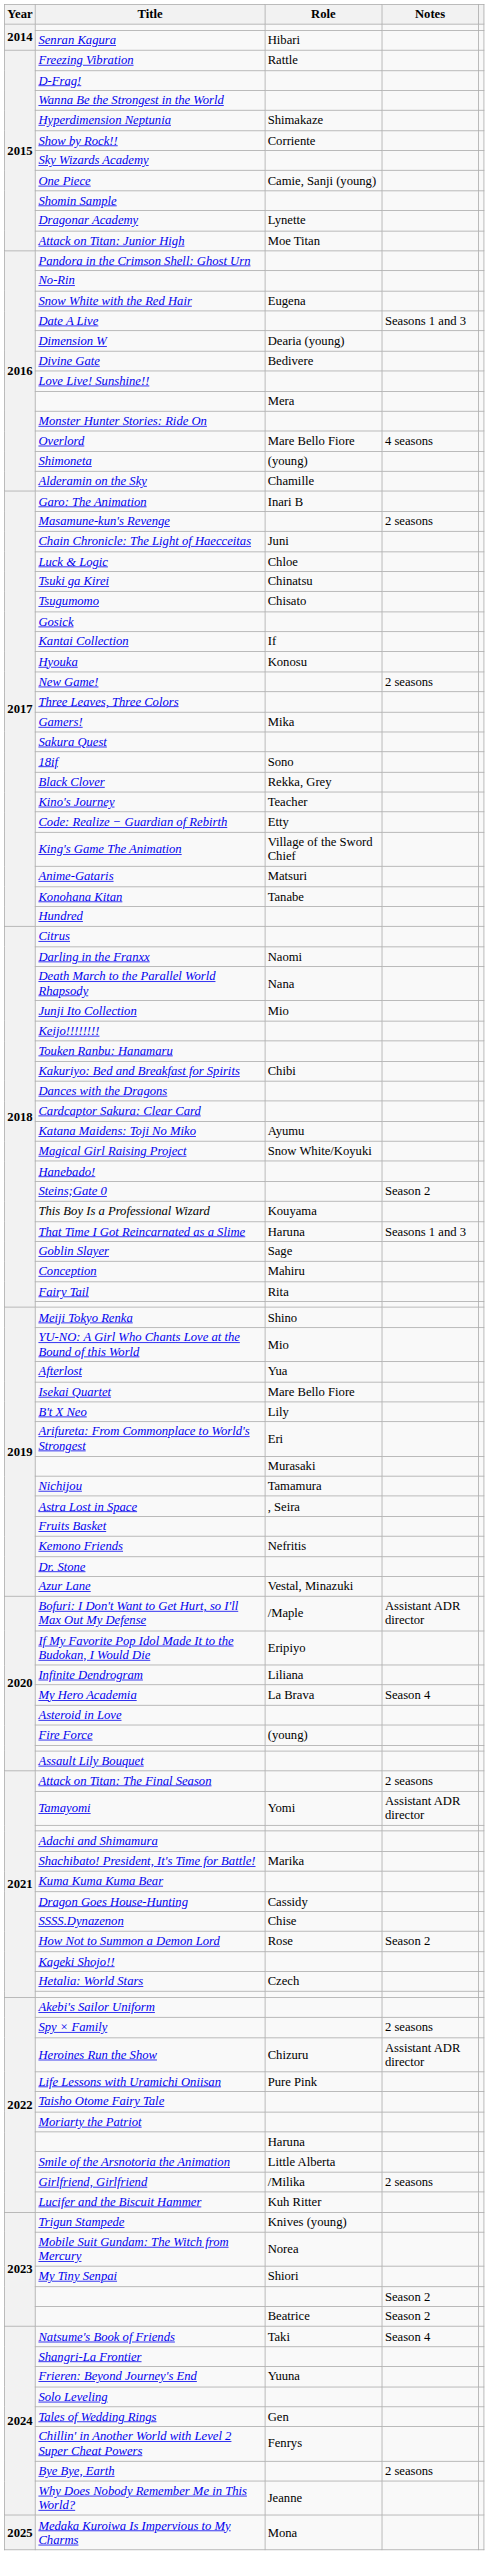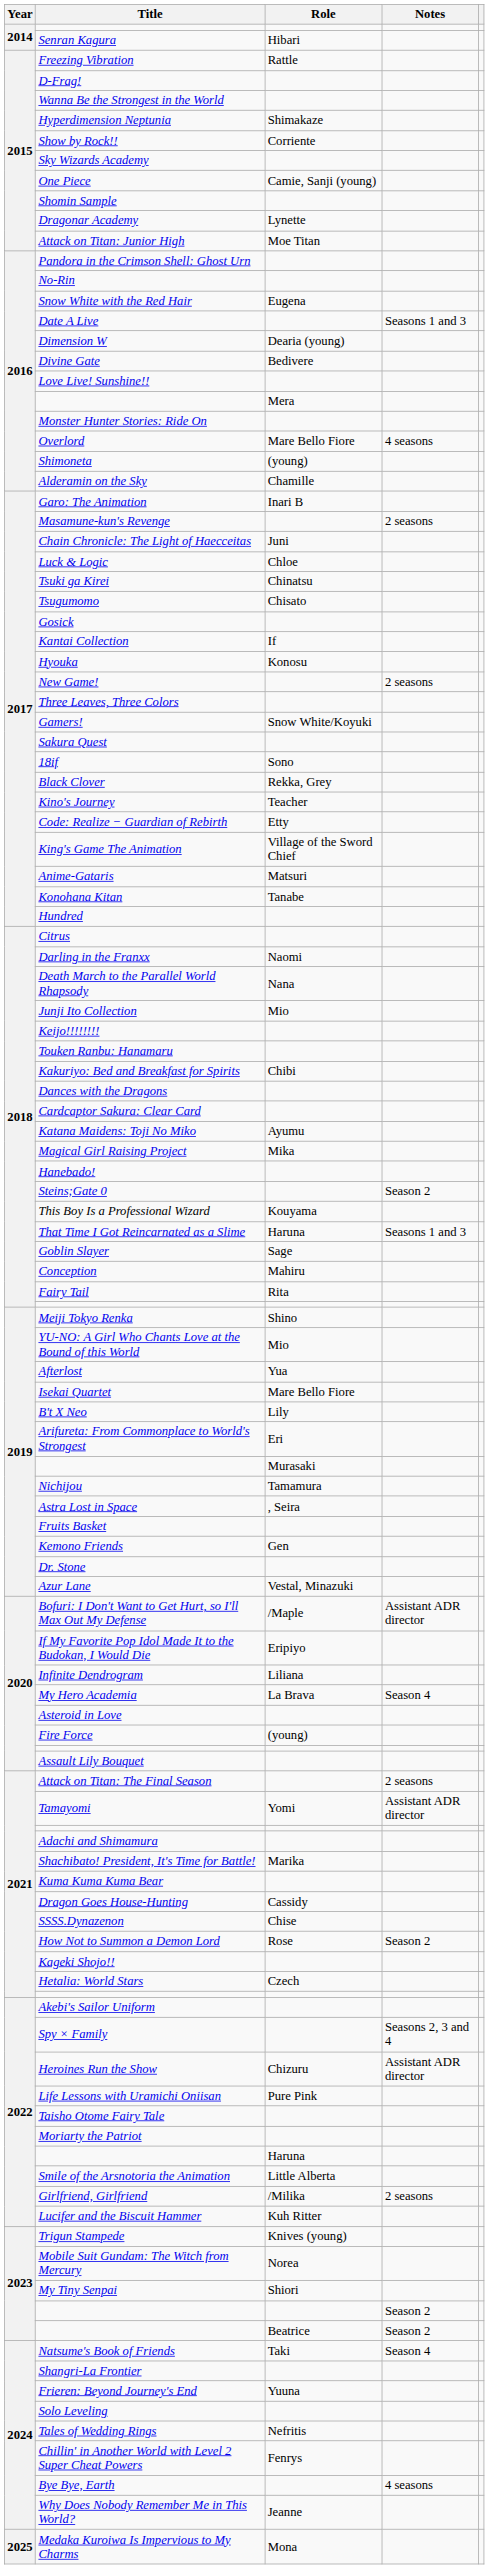(281, 721) Mika -> (320, 721) Snow White/Koyuki
(320, 1151) Snow White/Koyuki -> (281, 1151) Mika
(287, 1546) Nefritis -> (278, 1546) Gen
(409, 2027) 2 seasons -> (427, 2034) Seasons 2, 3 and 4
(278, 2416) Gen -> (287, 2431) Nefritis
(409, 2471) 2 seasons -> (409, 2485) 4 seasons
